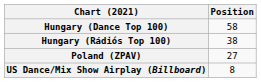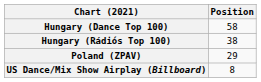(232, 56) 27 -> (232, 56) 29
